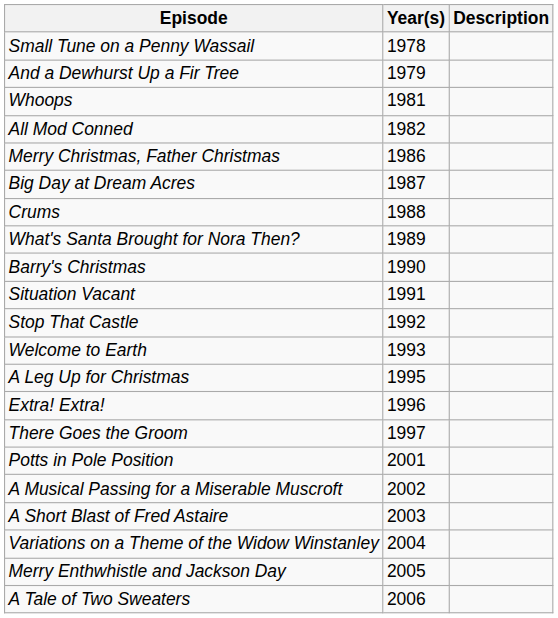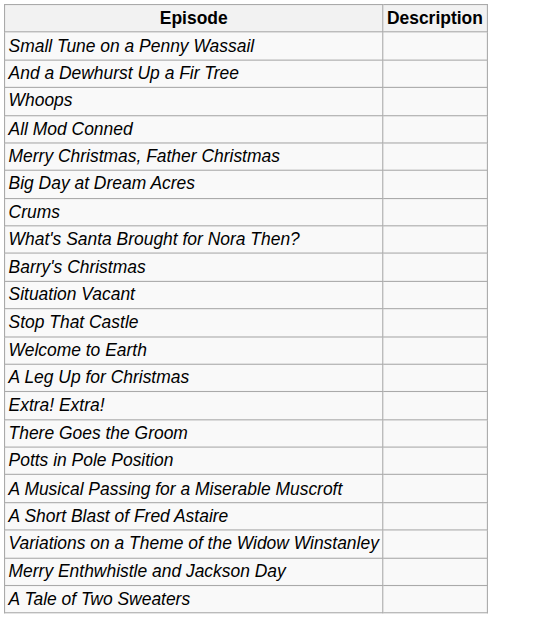- column: (416, 18)
